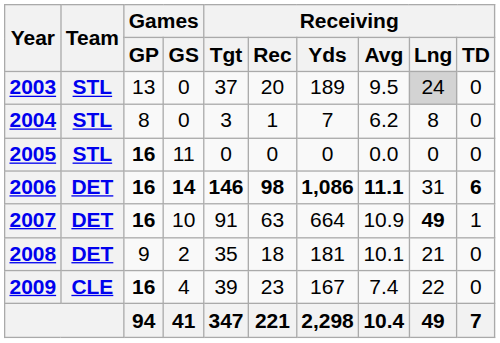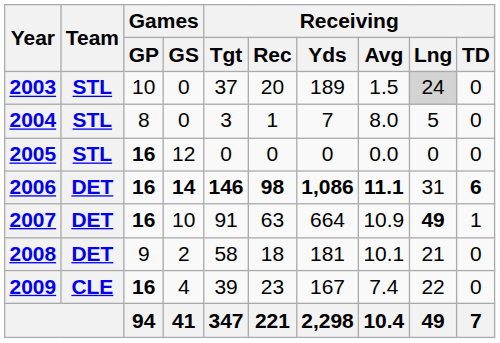(144, 87) 13 -> (144, 87) 10
(384, 87) 9.5 -> (384, 87) 1.5
(384, 120) 6.2 -> (384, 120) 8.0
(433, 120) 8 -> (433, 120) 5
(184, 154) 11 -> (184, 154) 12
(226, 253) 35 -> (226, 253) 58
